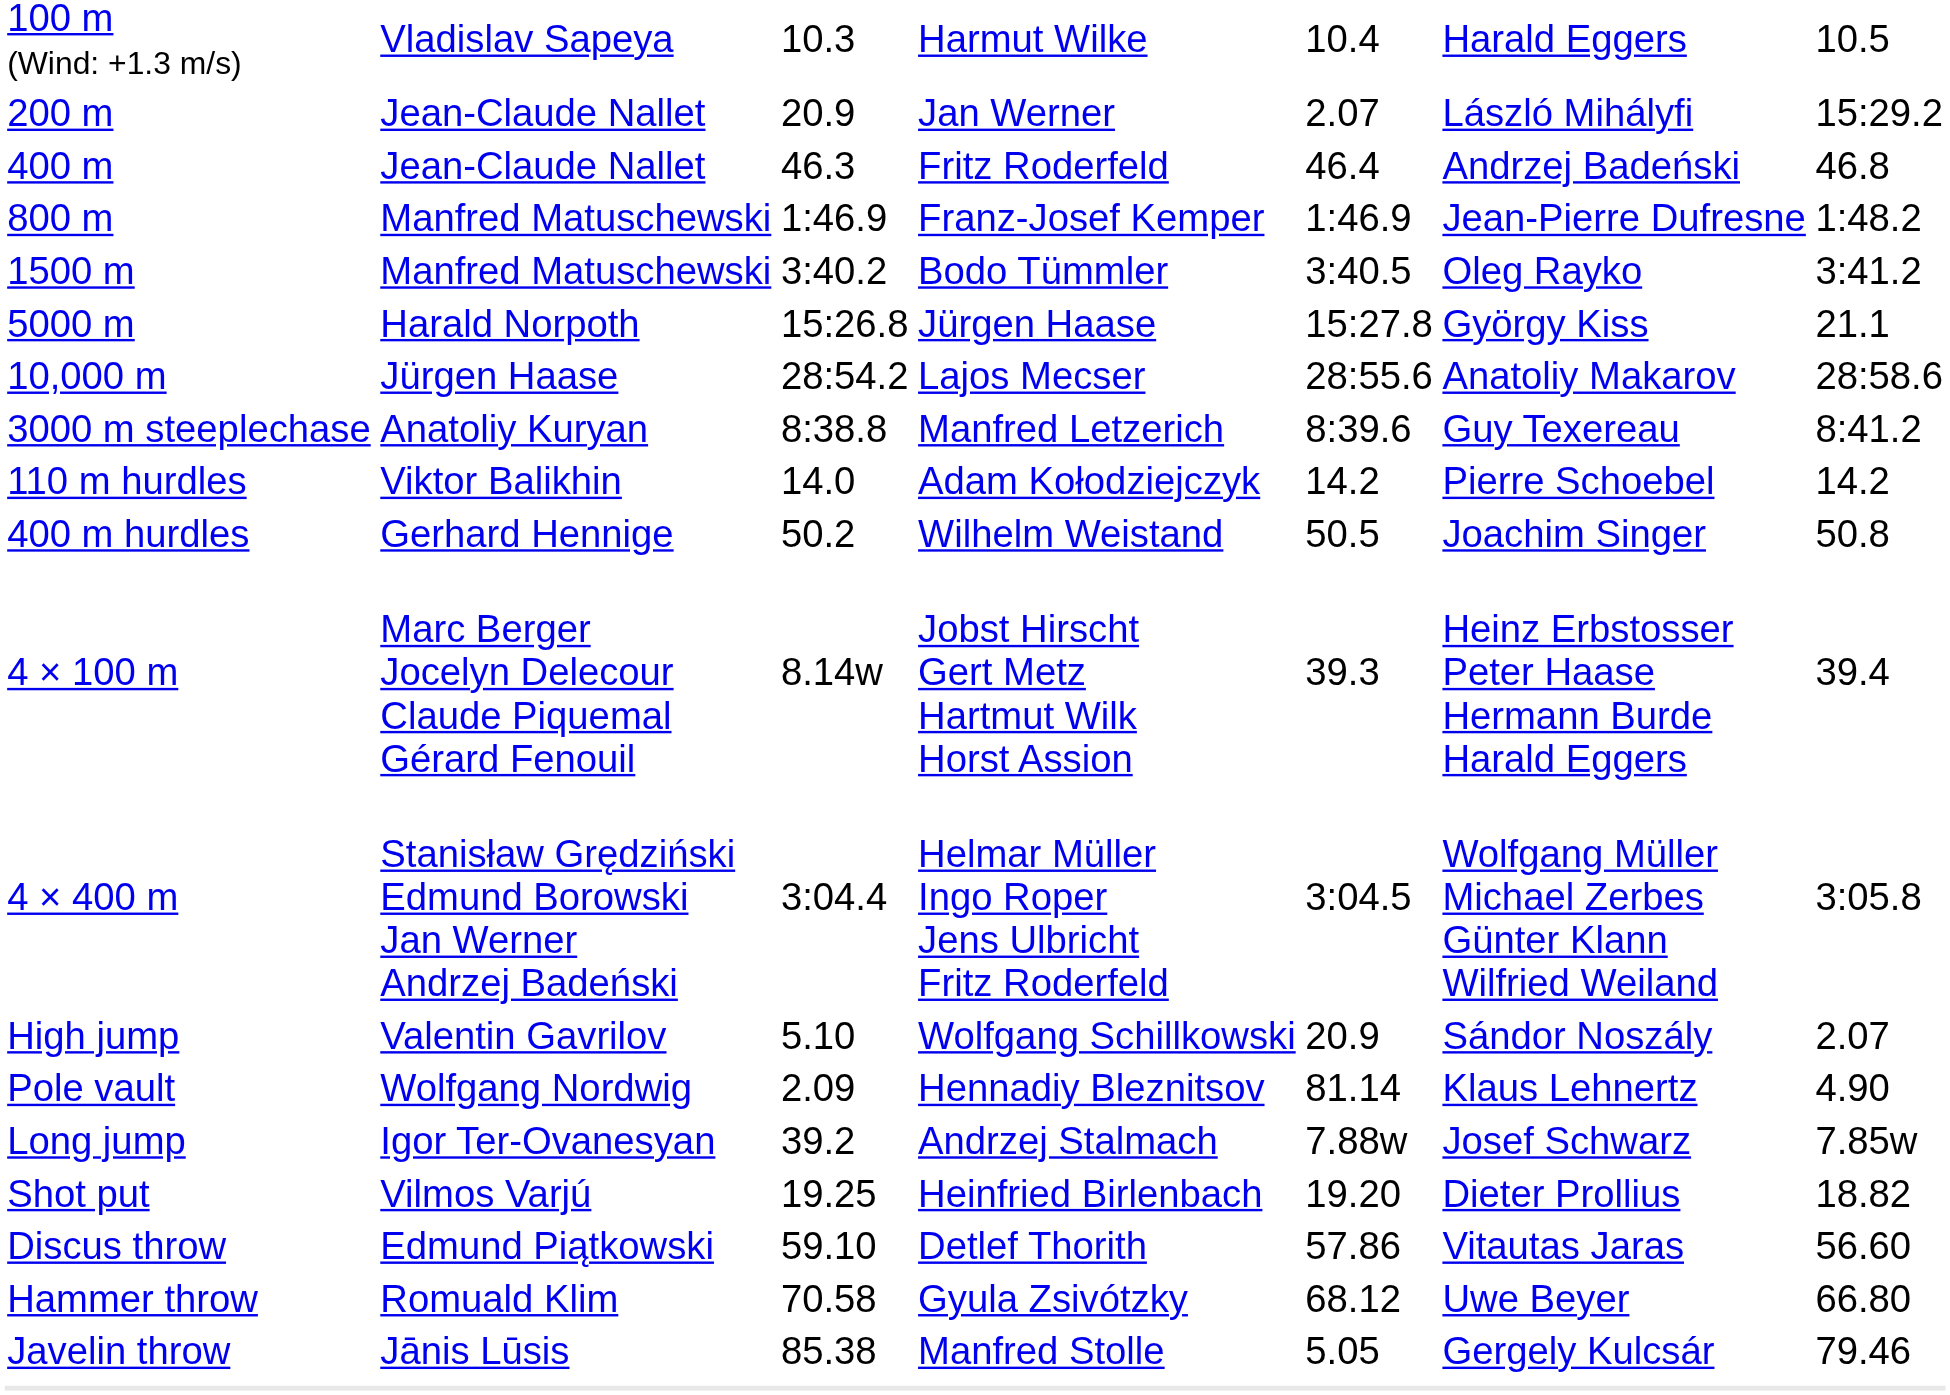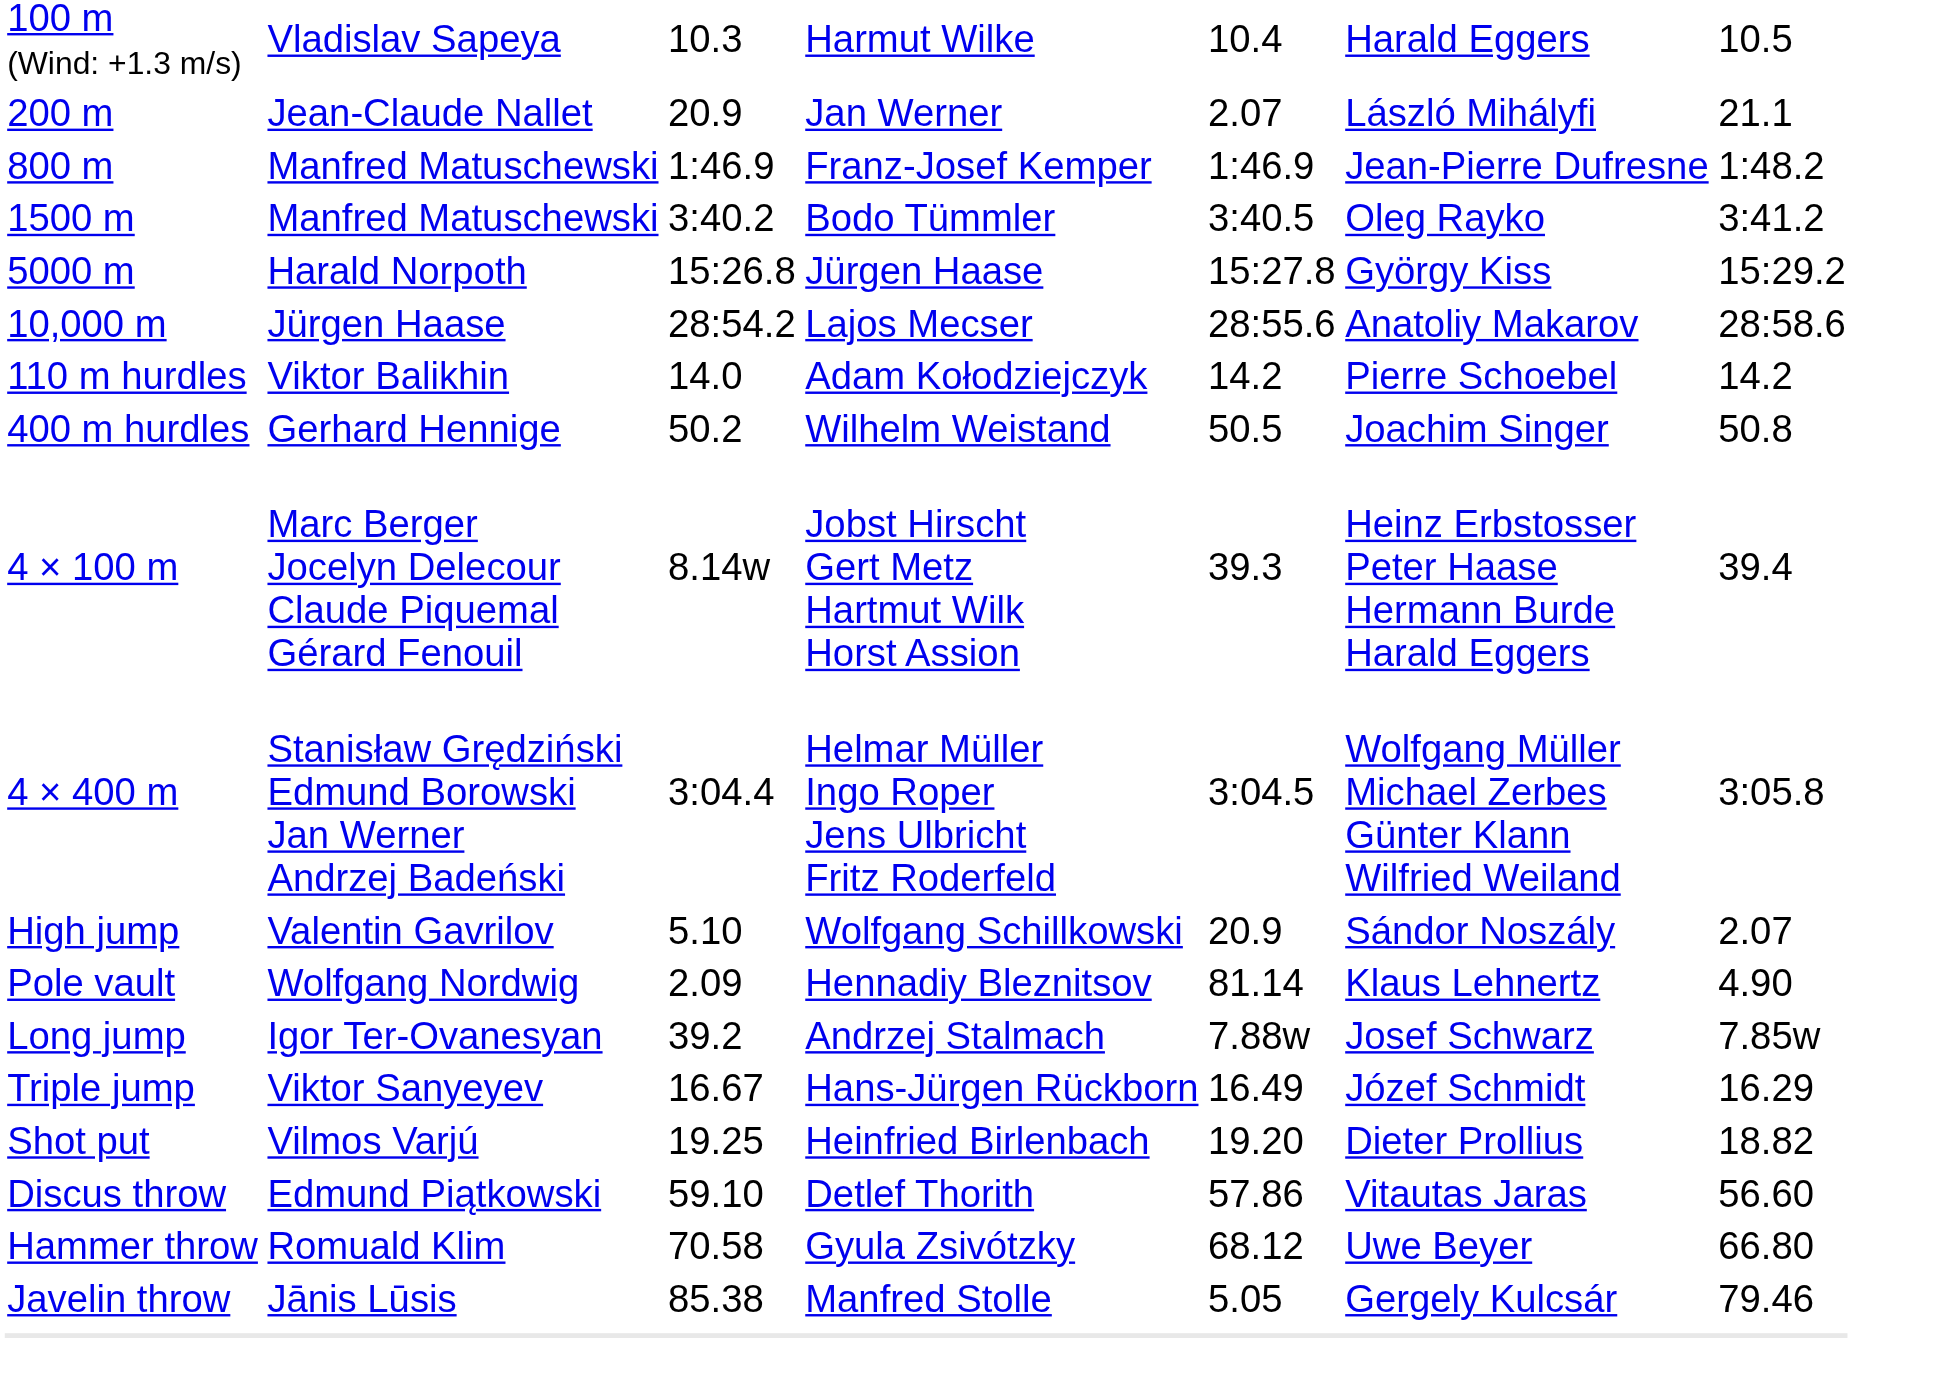(1879, 113) 15:29.2 -> (1755, 113) 21.1
- row: (60, 166)
(1853, 323) 21.1 -> (1782, 271) 15:29.2
- row: (189, 429)
+ row: (101, 1088)
